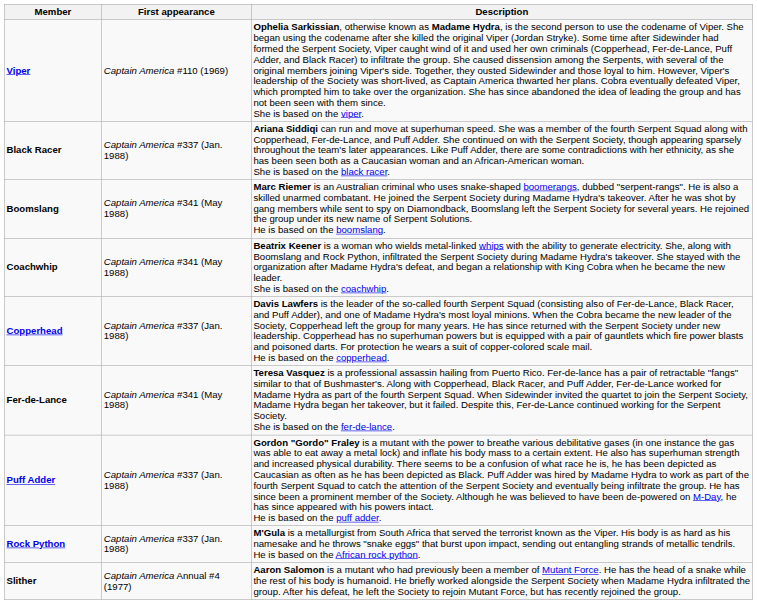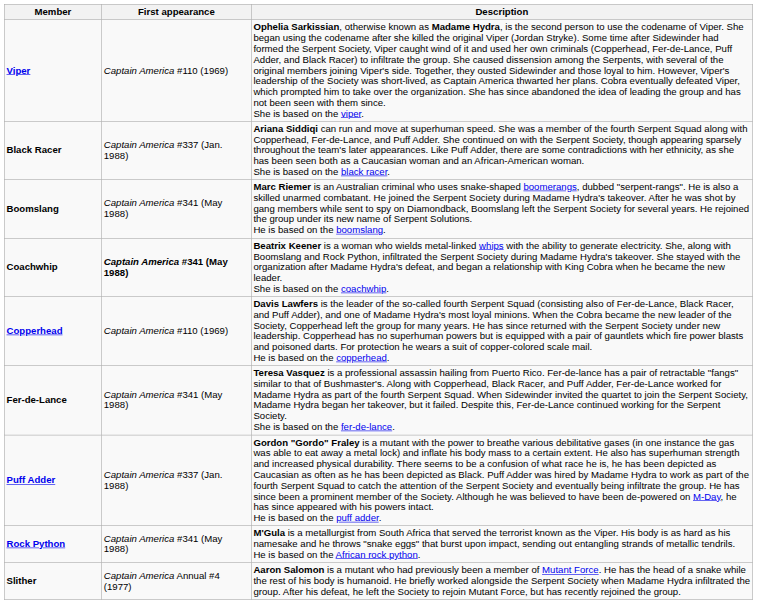(163, 267) normal -> (166, 267) bold
(163, 331) Captain America #337 (Jan. 1988) -> (166, 331) Captain America #110 (1969)
(163, 544) Captain America #337 (Jan. 1988) -> (163, 544) Captain America #341 (May 1988)
